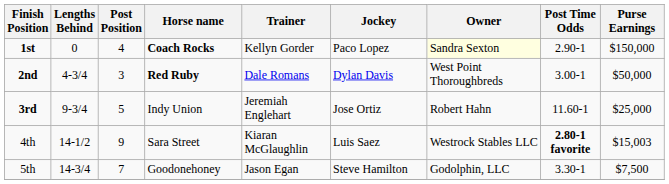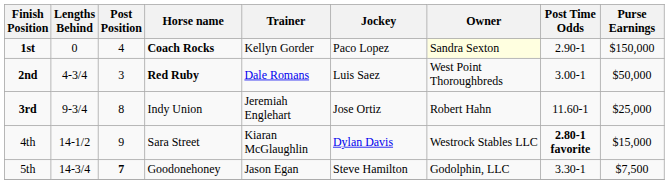(363, 75) Dylan Davis -> (356, 75) Luis Saez
(121, 109) 5 -> (121, 109) 8
(356, 142) Luis Saez -> (363, 142) Dylan Davis
(632, 142) $15,003 -> (632, 142) $15,000
(121, 169) normal -> (121, 169) bold
